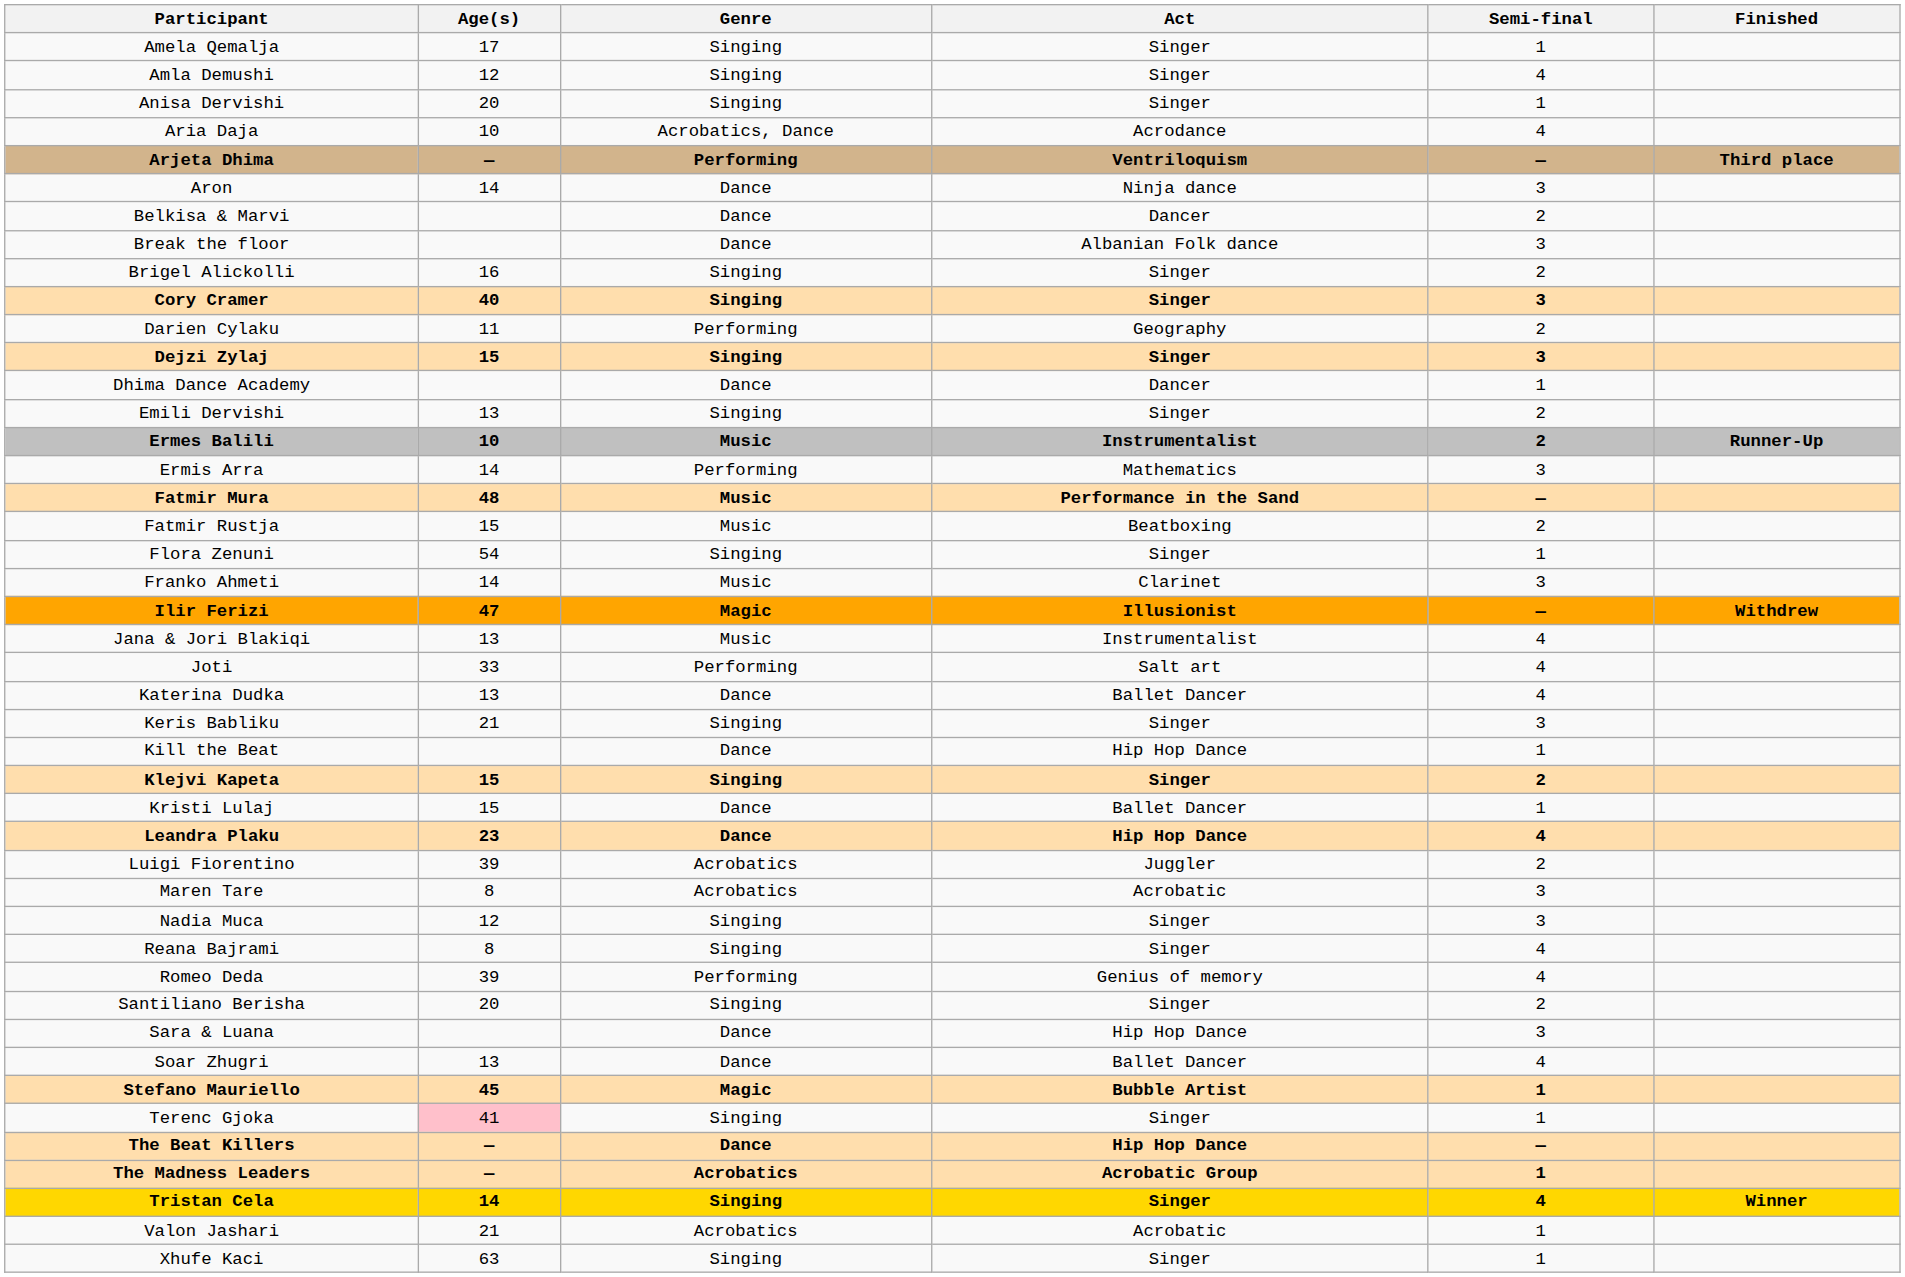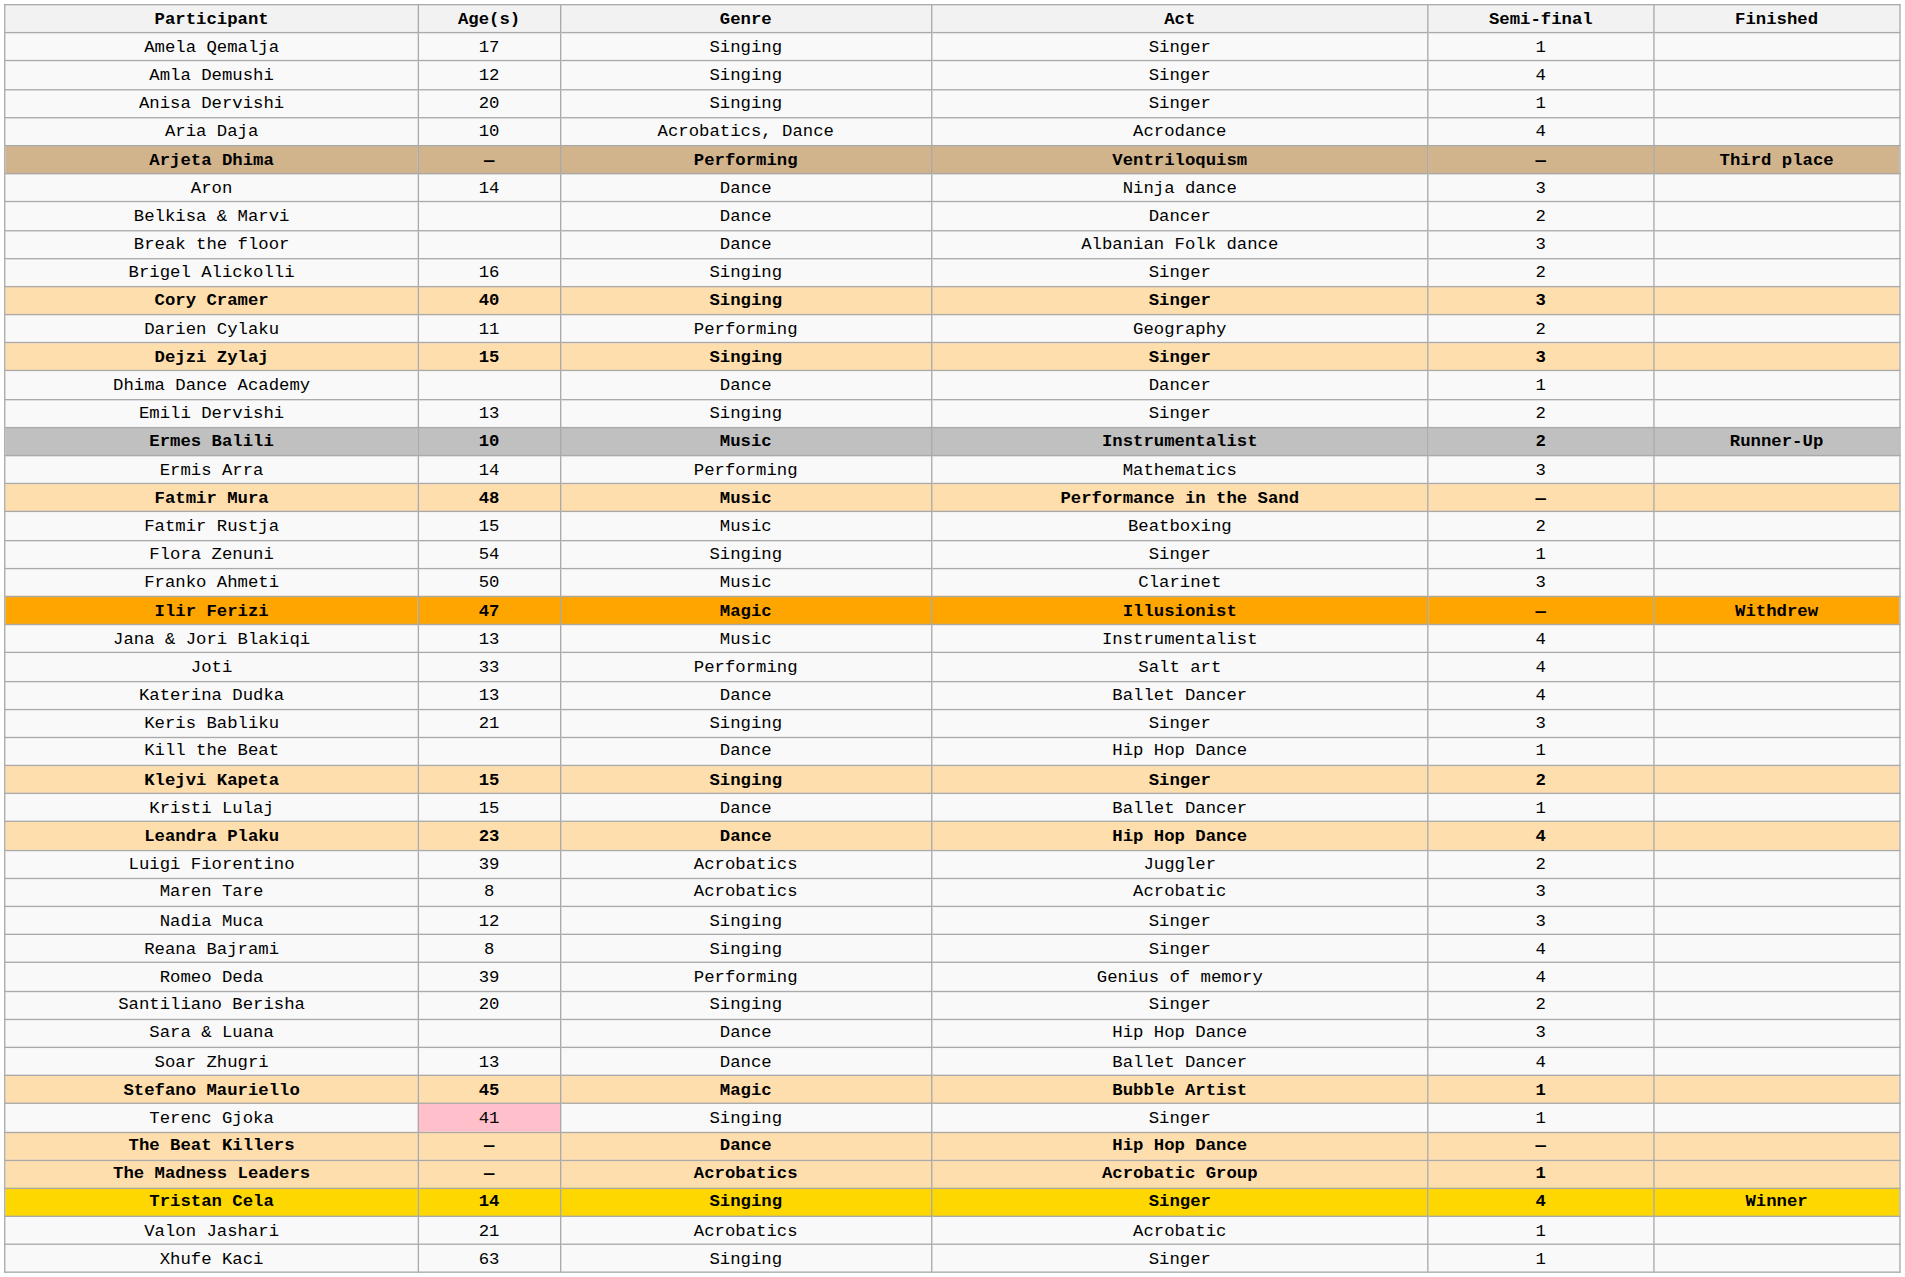(489, 582) 14 -> (489, 582) 50
